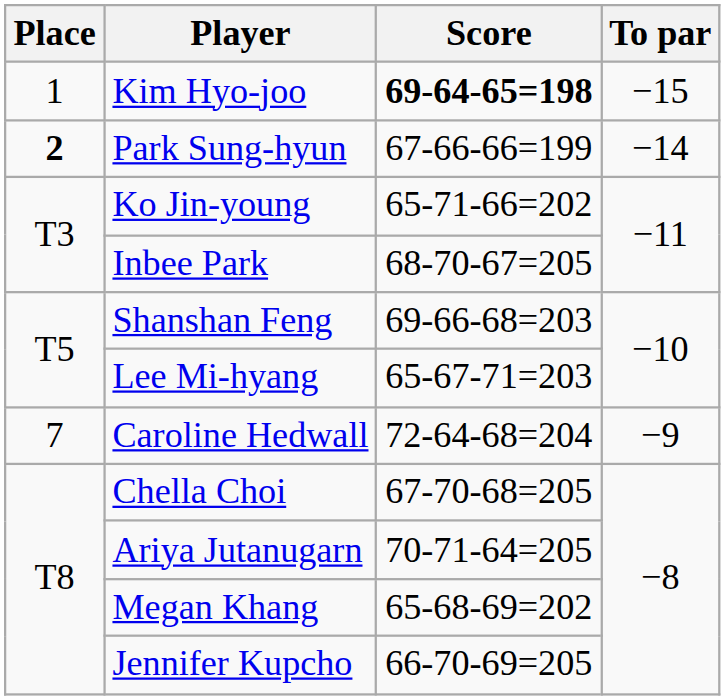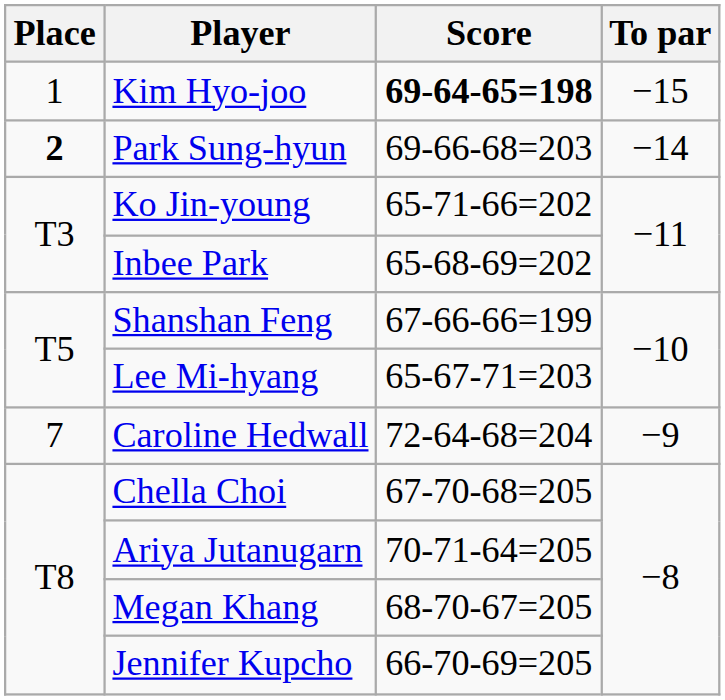(489, 147) 67-66-66=199 -> (489, 147) 69-66-68=203
(489, 262) 68-70-67=205 -> (489, 262) 65-68-69=202
(489, 319) 69-66-68=203 -> (489, 319) 67-66-66=199
(489, 606) 65-68-69=202 -> (489, 606) 68-70-67=205
